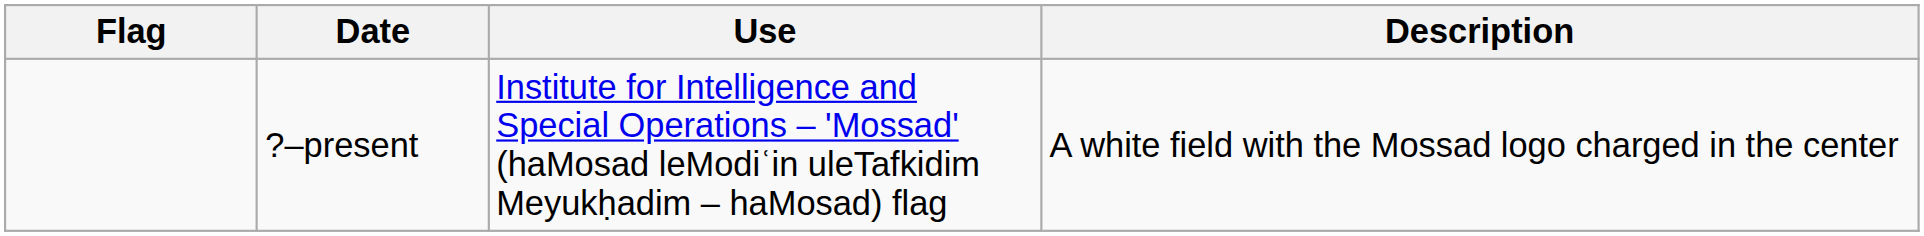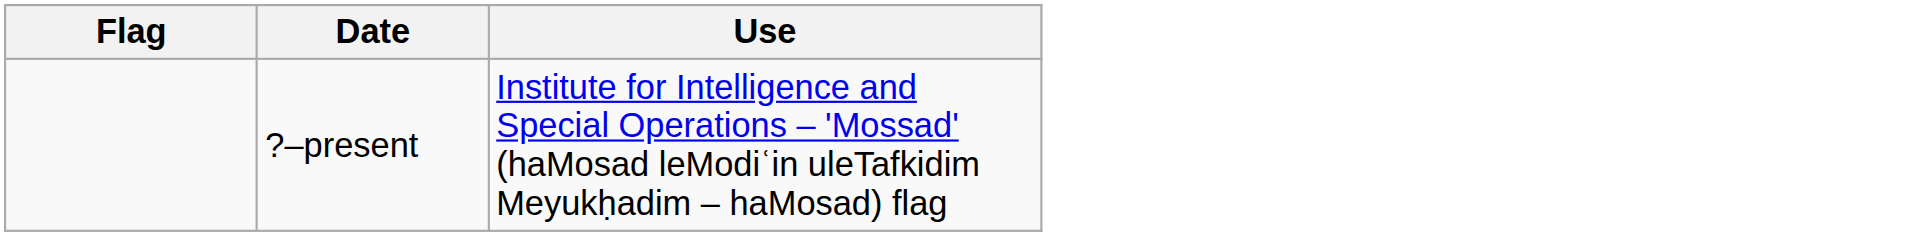- column: (1480, 31)
